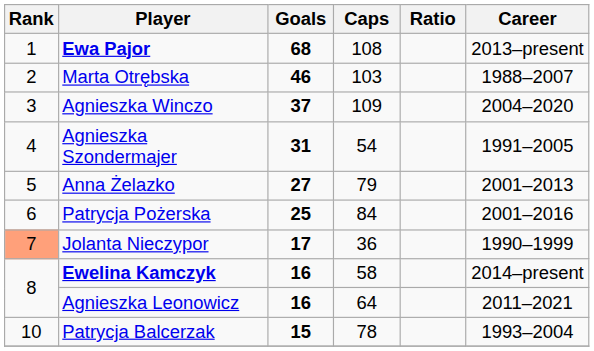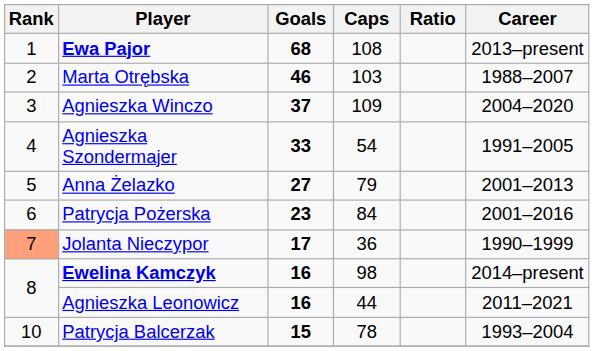(301, 146) 31 -> (301, 146) 33
(301, 214) 25 -> (301, 214) 23
(367, 273) 58 -> (367, 273) 98
(367, 302) 64 -> (367, 302) 44
